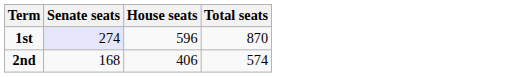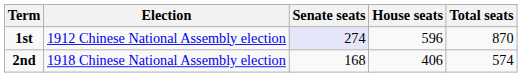+ column: (166, 15)
